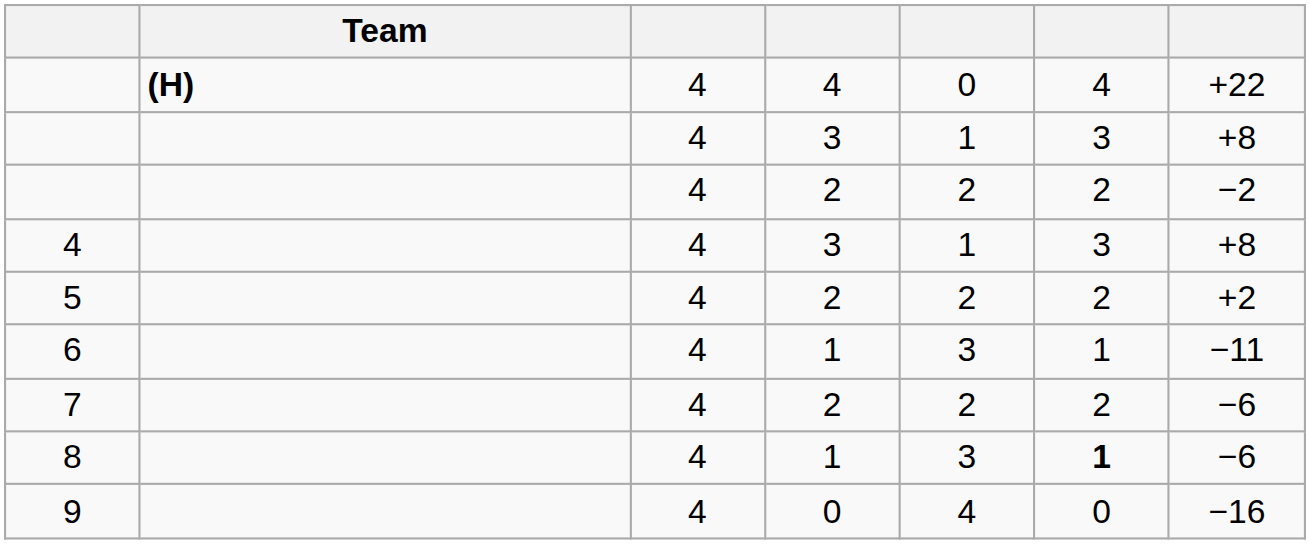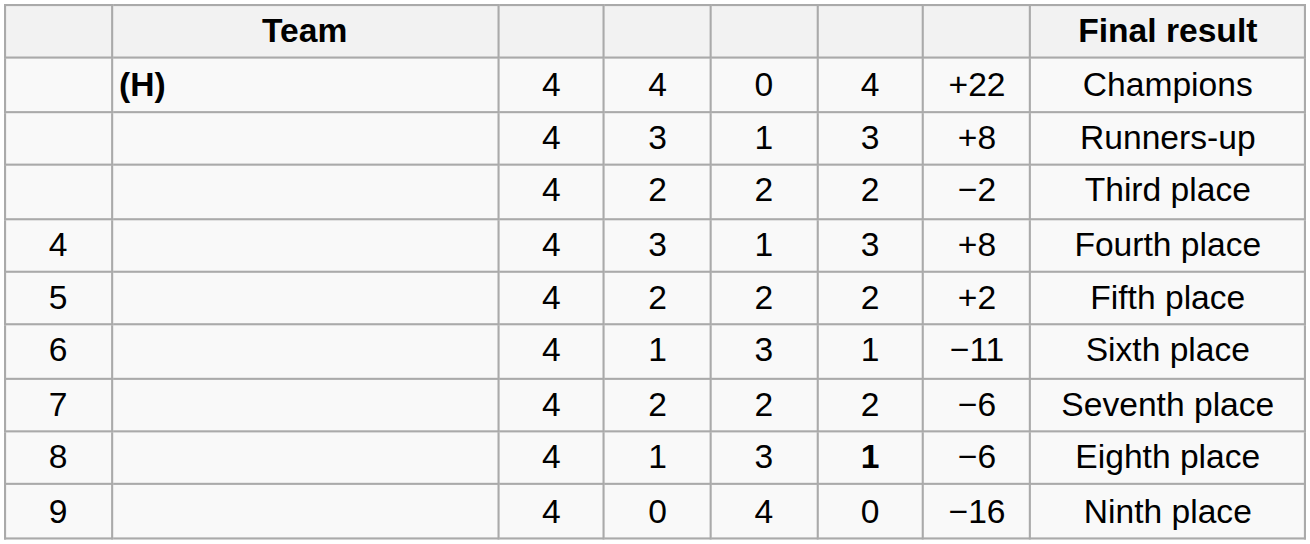+ column: (1168, 31)
